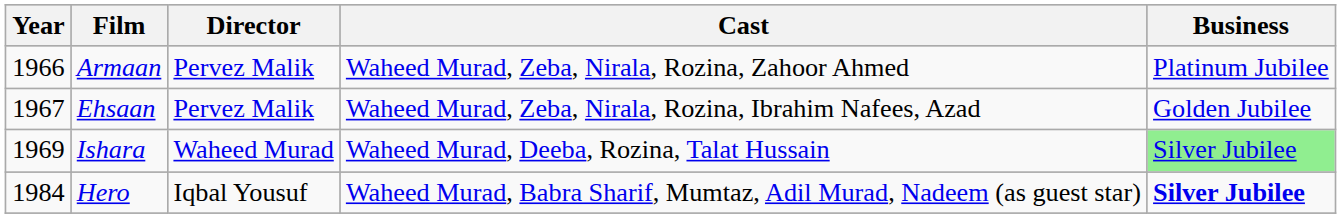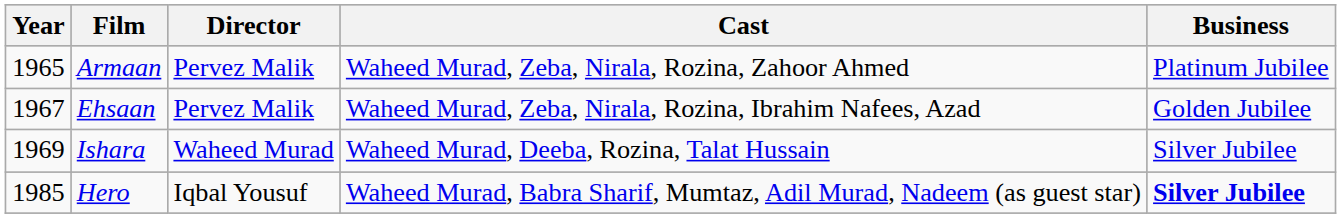(38, 66) 1966 -> (38, 66) 1965
(1225, 150) lightgreen background -> (1225, 150) no background
(38, 191) 1984 -> (38, 191) 1985
